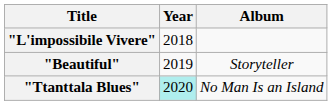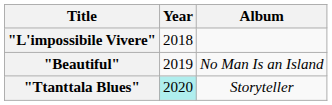(262, 64) Storyteller -> (262, 64) No Man Is an Island
(262, 87) No Man Is an Island -> (262, 87) Storyteller
